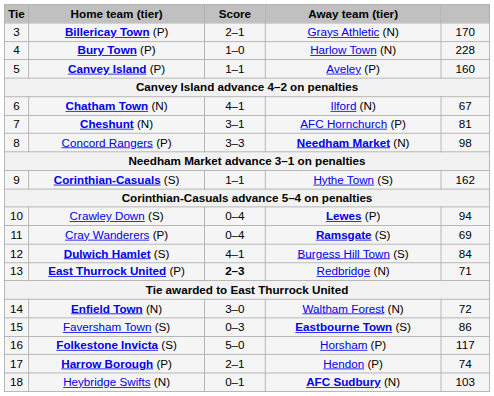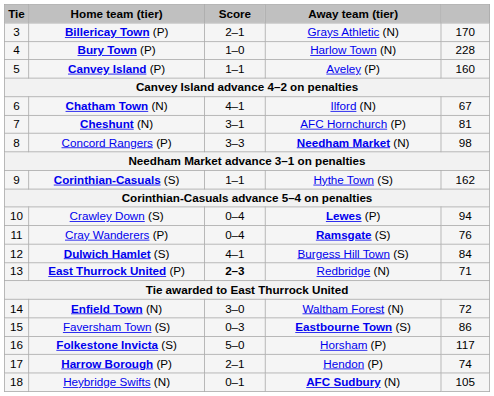(465, 235) 69 -> (465, 235) 76
(465, 383) 103 -> (465, 383) 105
